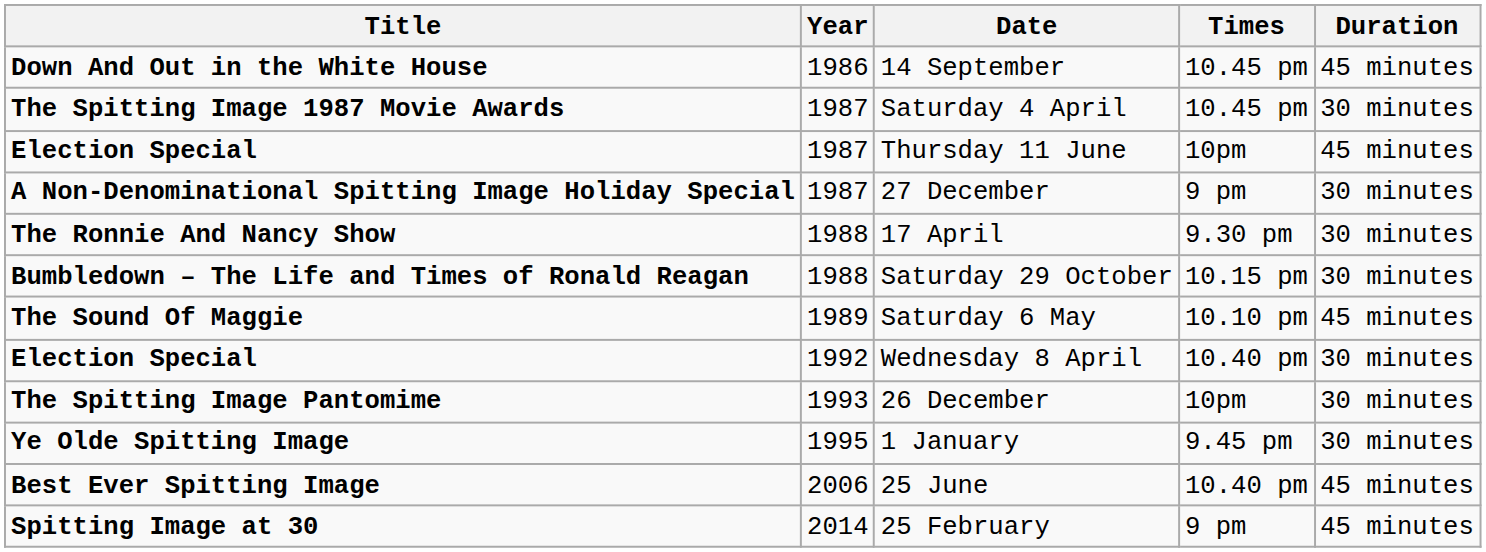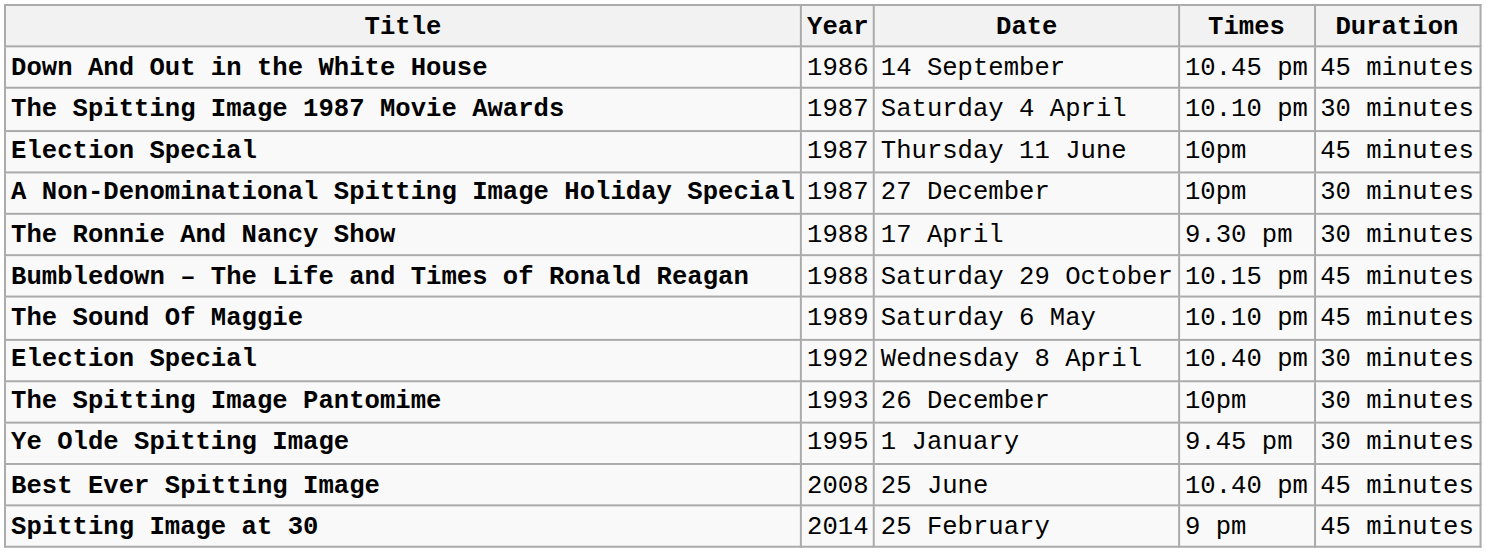(1246, 109) 10.45 pm -> (1246, 109) 10.10 pm
(1216, 193) 9 pm -> (1216, 193) 10pm
(1397, 276) 30 minutes -> (1397, 276) 45 minutes
(838, 485) 2006 -> (838, 485) 2008
